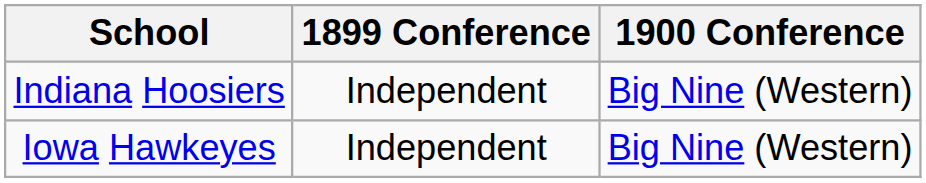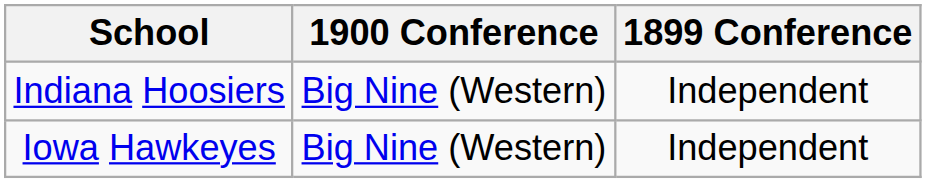columns swapped: (446, 33) <-> (760, 33)
